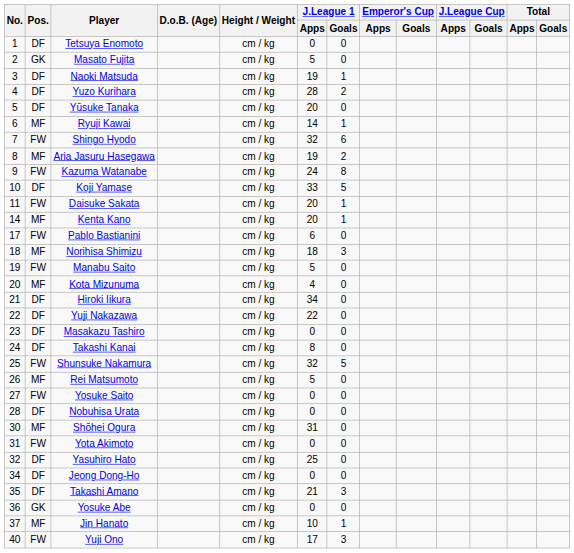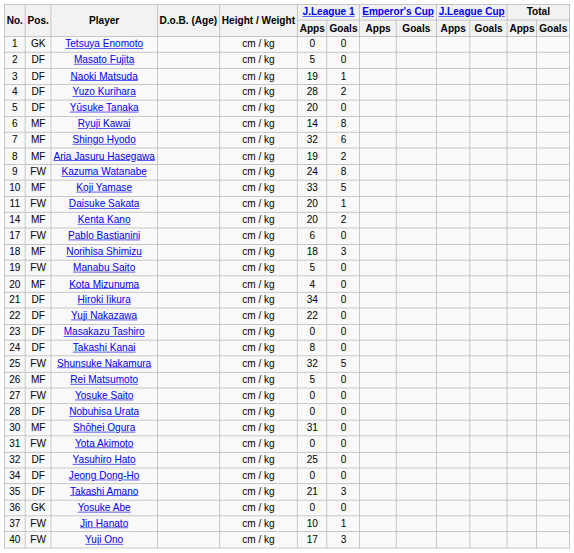(38, 44) DF -> (38, 44) GK
(38, 60) GK -> (38, 60) DF
(344, 124) 1 -> (344, 124) 8
(38, 140) FW -> (38, 140) MF
(38, 188) DF -> (38, 188) MF
(344, 220) 1 -> (344, 220) 2
(38, 524) MF -> (38, 524) FW
